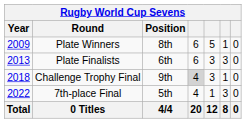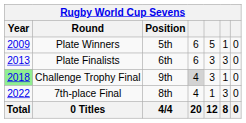(165, 45) 8th -> (165, 45) 5th
(19, 77) no background -> (19, 77) lightgreen background
(165, 93) 5th -> (165, 93) 8th
